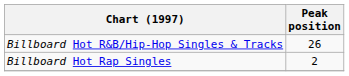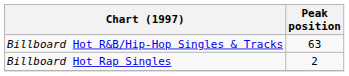(315, 44) 26 -> (315, 44) 63
